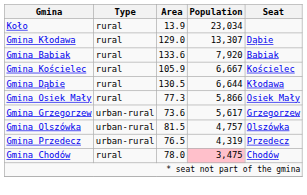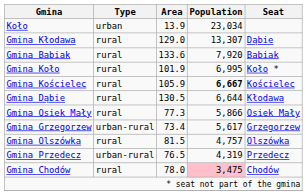(109, 26) rural -> (109, 26) urban
+ row: (33, 69)
(229, 69) normal -> (229, 84) bold
(175, 112) 73.6 -> (175, 127) 73.4
(125, 127) urban-rural -> (109, 141) rural
